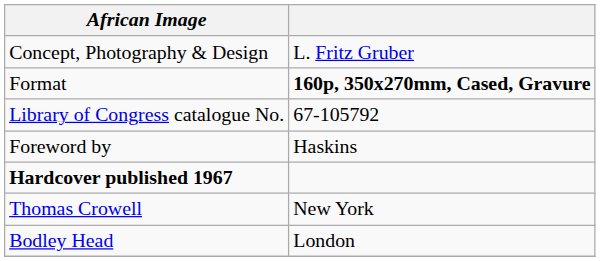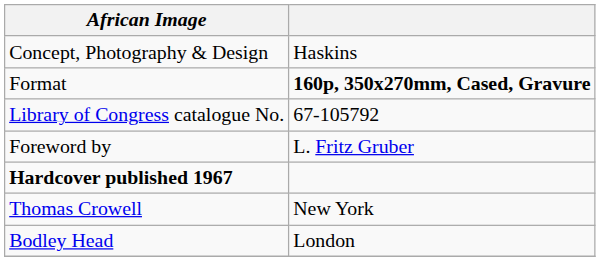(354, 51) L. Fritz Gruber -> (325, 51) Haskins
(325, 146) Haskins -> (354, 146) L. Fritz Gruber
